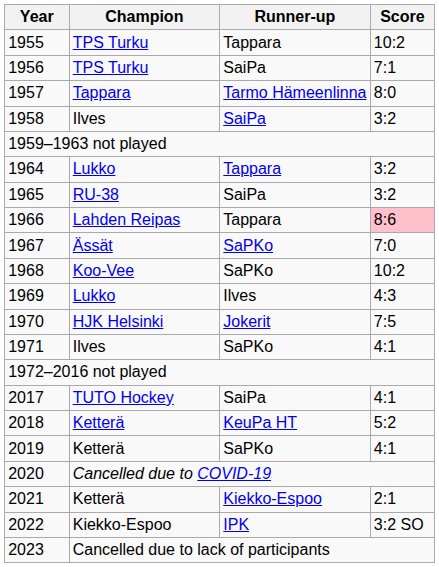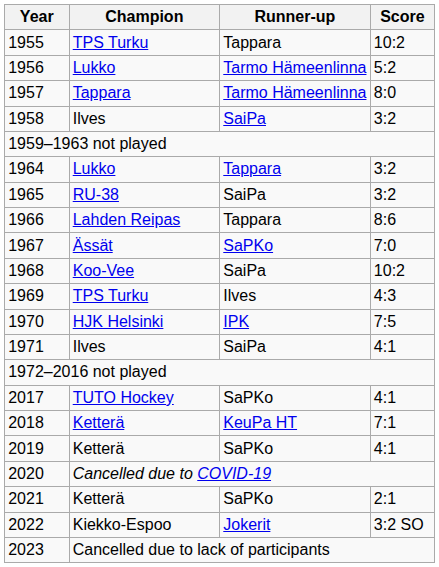(110, 67) TPS Turku -> (94, 67) Lukko
(245, 67) SaiPa -> (295, 67) Tarmo Hämeenlinna
(385, 67) 7:1 -> (385, 67) 5:2
(385, 220) pink background -> (385, 220) no background
(248, 270) SaPKo -> (245, 270) SaiPa
(94, 296) Lukko -> (110, 296) TPS Turku
(247, 321) Jokerit -> (236, 321) IPK
(248, 347) SaPKo -> (245, 347) SaiPa
(245, 397) SaiPa -> (248, 397) SaPKo
(385, 423) 5:2 -> (385, 423) 7:1
(273, 499) Kiekko-Espoo -> (248, 499) SaPKo
(236, 524) IPK -> (247, 524) Jokerit
